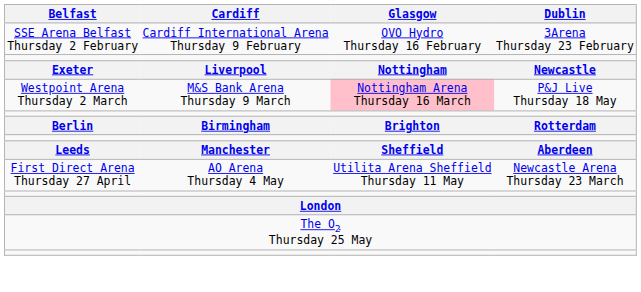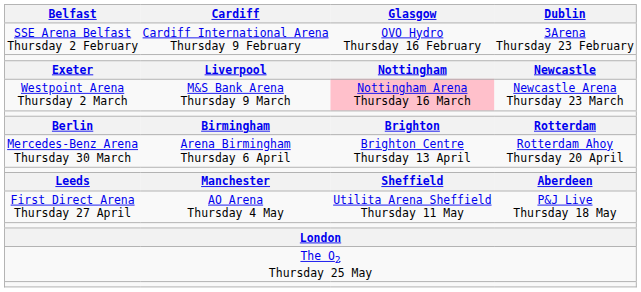(565, 95) P&J Live Thursday 18 May -> (565, 95) Newcastle Arena Thursday 23 March
+ row: (73, 151)
(565, 175) Newcastle Arena Thursday 23 March -> (565, 207) P&J Live Thursday 18 May
